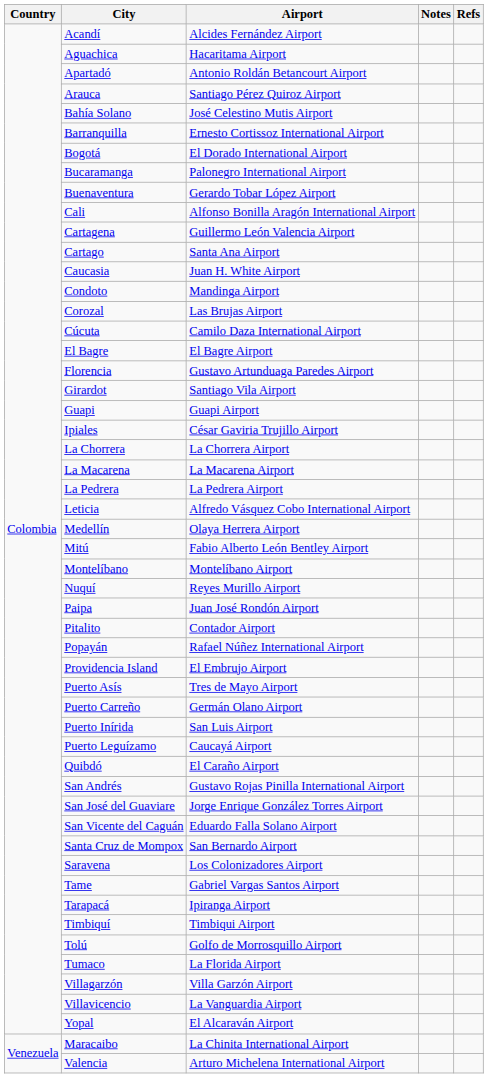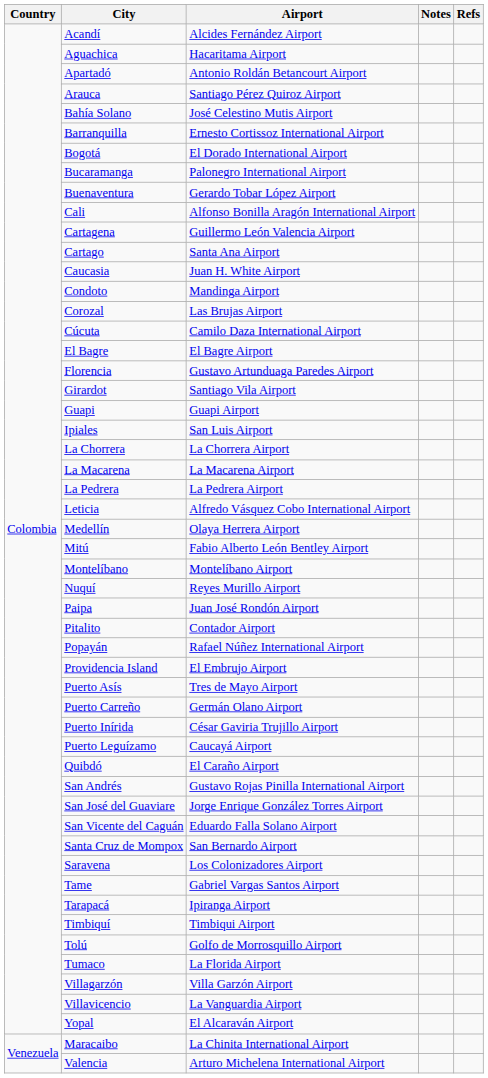(264, 430) César Gaviria Trujillo Airport -> (231, 430) San Luis Airport
(231, 726) San Luis Airport -> (264, 726) César Gaviria Trujillo Airport
